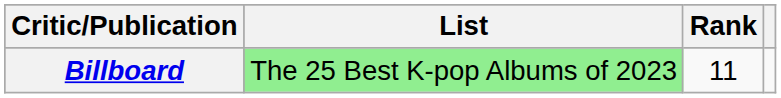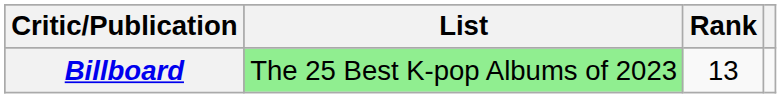(723, 69) 11 -> (723, 69) 13
